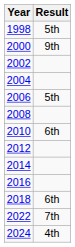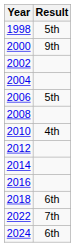(52, 132) 6th -> (52, 132) 4th
(52, 234) 4th -> (52, 234) 6th
